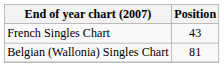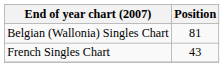rows swapped: (88, 52) <-> (59, 33)
